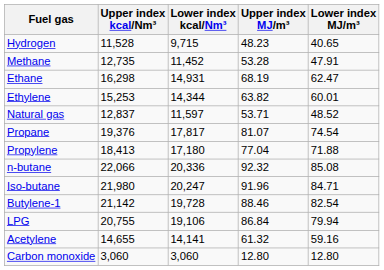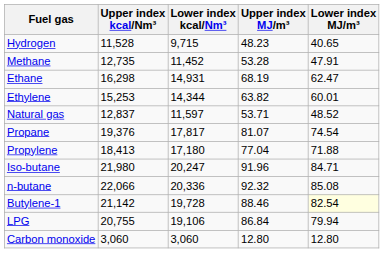rows swapped: (29, 168) <-> (33, 185)
(325, 203) no background -> (325, 203) lightyellow background
- row: (32, 239)
